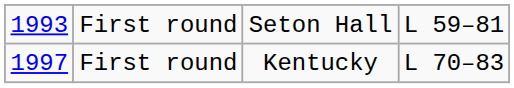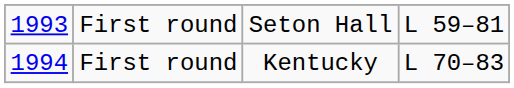(39, 63) 1997 -> (39, 63) 1994
